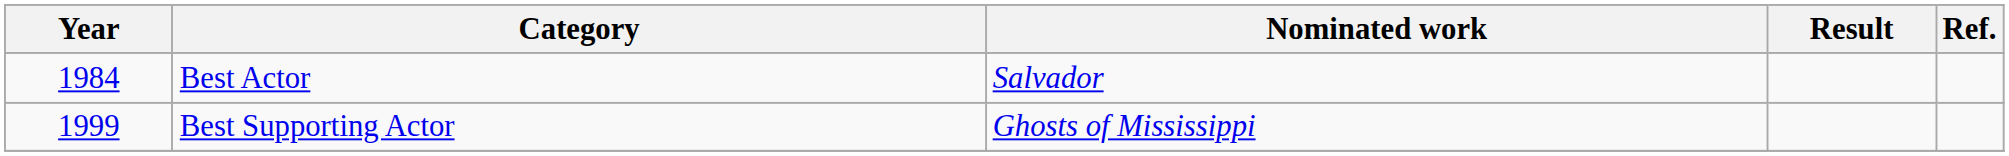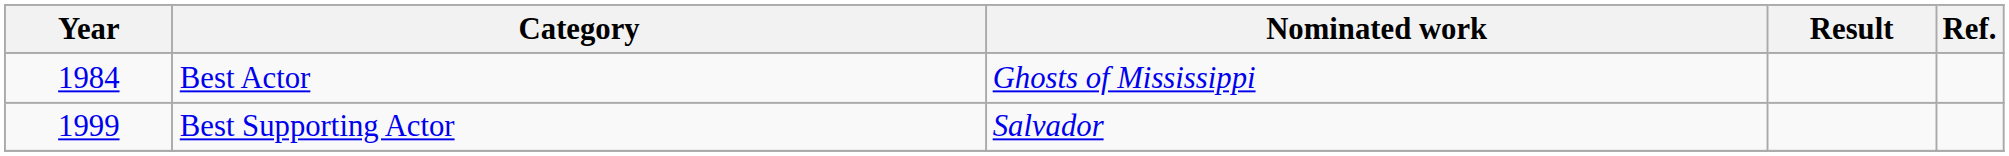(1048, 77) Salvador -> (1124, 77) Ghosts of Mississippi
(1124, 126) Ghosts of Mississippi -> (1048, 126) Salvador
